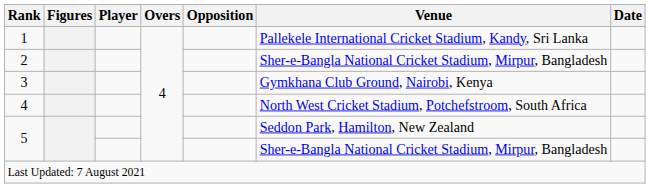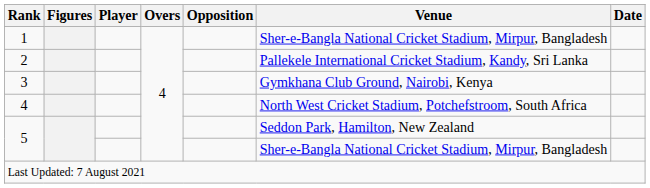(424, 37) Pallekele International Cricket Stadium, Kandy, Sri Lanka -> (433, 37) Sher-e-Bangla National Cricket Stadium, Mirpur, Bangladesh
(433, 60) Sher-e-Bangla National Cricket Stadium, Mirpur, Bangladesh -> (424, 60) Pallekele International Cricket Stadium, Kandy, Sri Lanka
